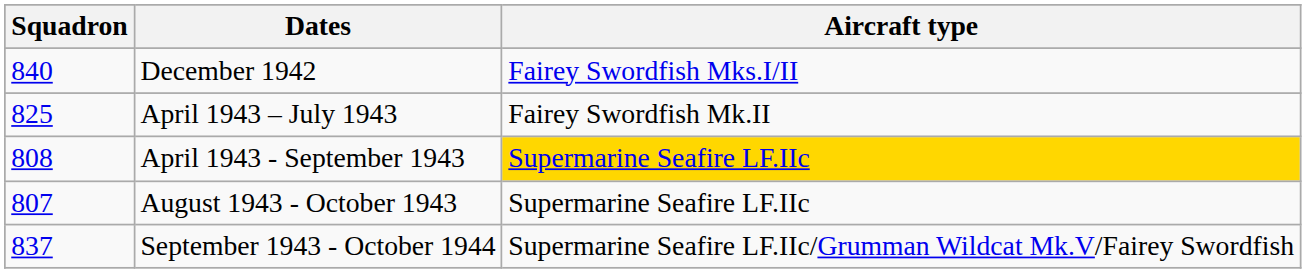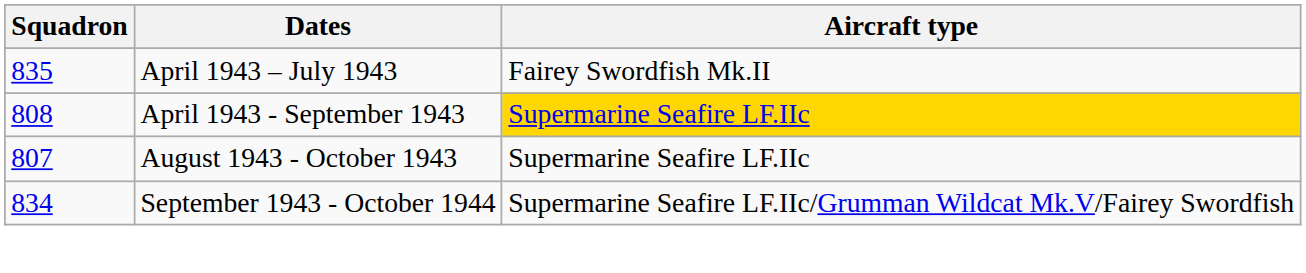- row: (228, 70)
(32, 114) 825 -> (32, 70) 835
(32, 245) 837 -> (32, 202) 834
